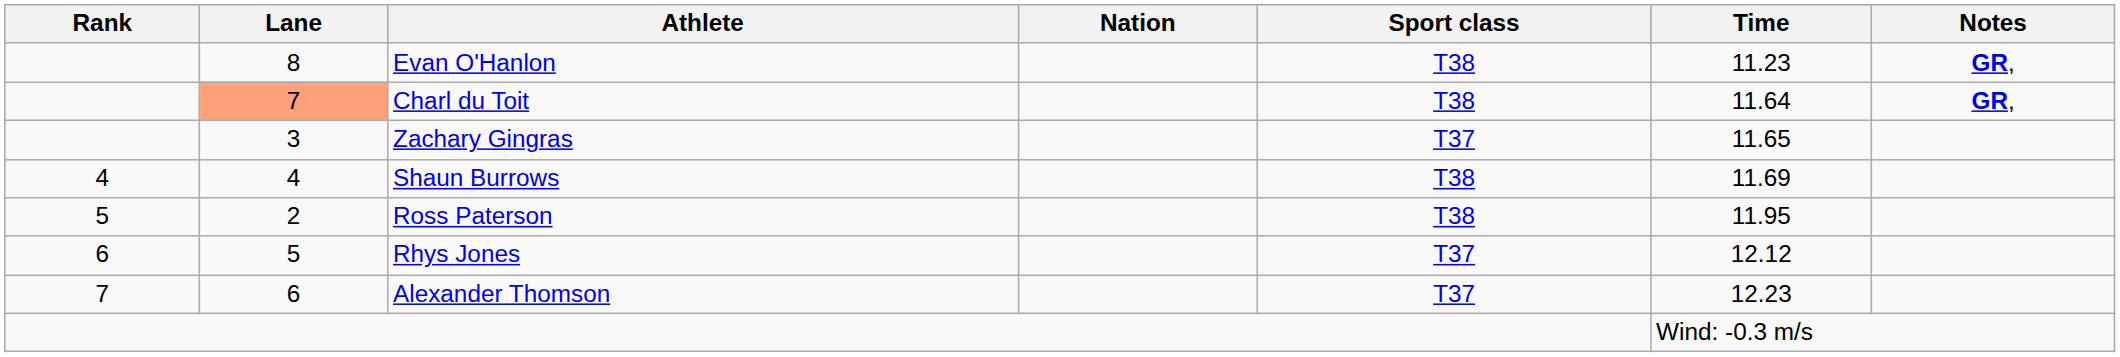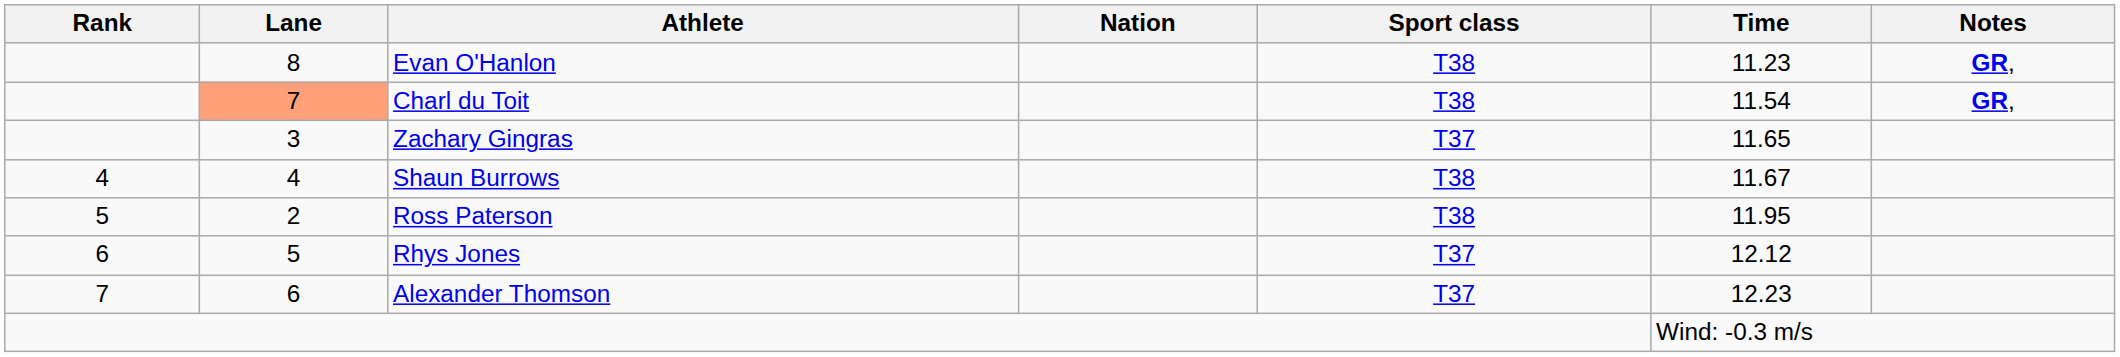(1761, 100) 11.64 -> (1761, 100) 11.54
(1761, 178) 11.69 -> (1761, 178) 11.67
